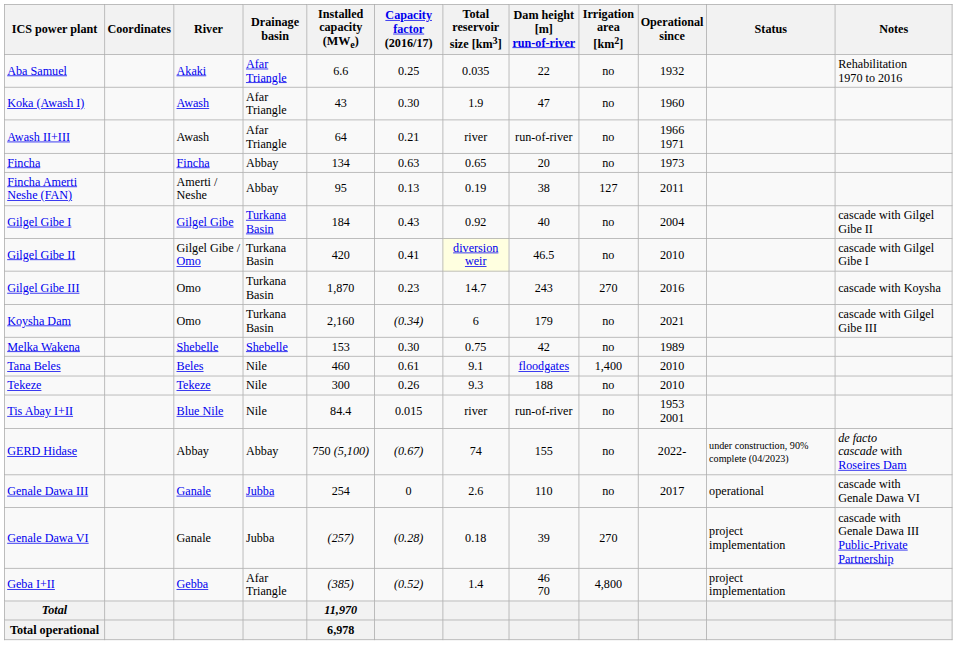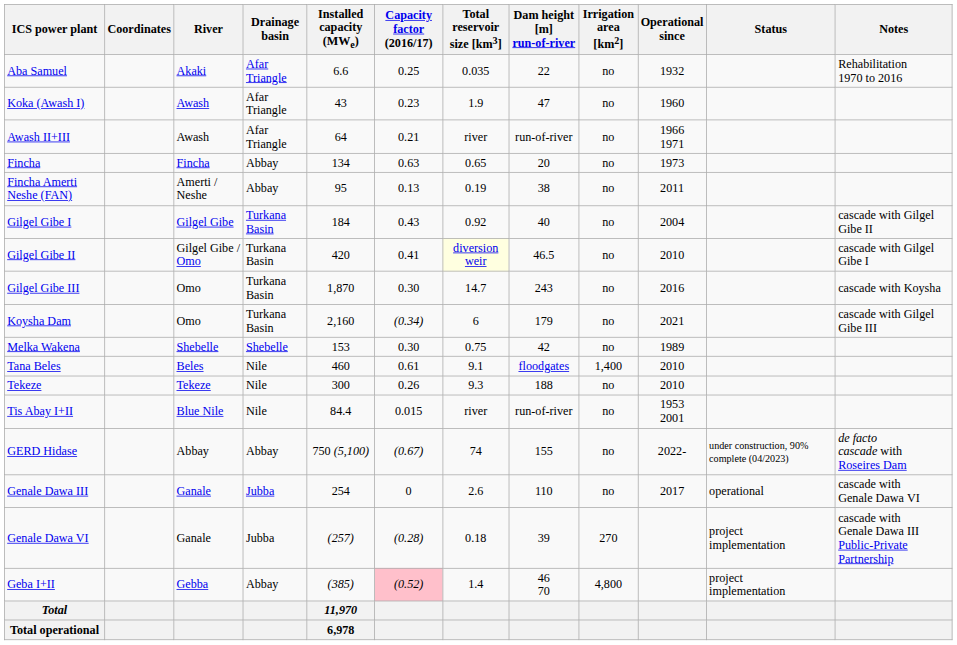(409, 103) 0.30 -> (409, 103) 0.23
(608, 189) 127 -> (608, 189) no
(409, 287) 0.23 -> (409, 287) 0.30
(608, 287) 270 -> (608, 287) no
(266, 584) Afar Triangle -> (262, 584) Abbay
(409, 584) no background -> (409, 584) pink background
